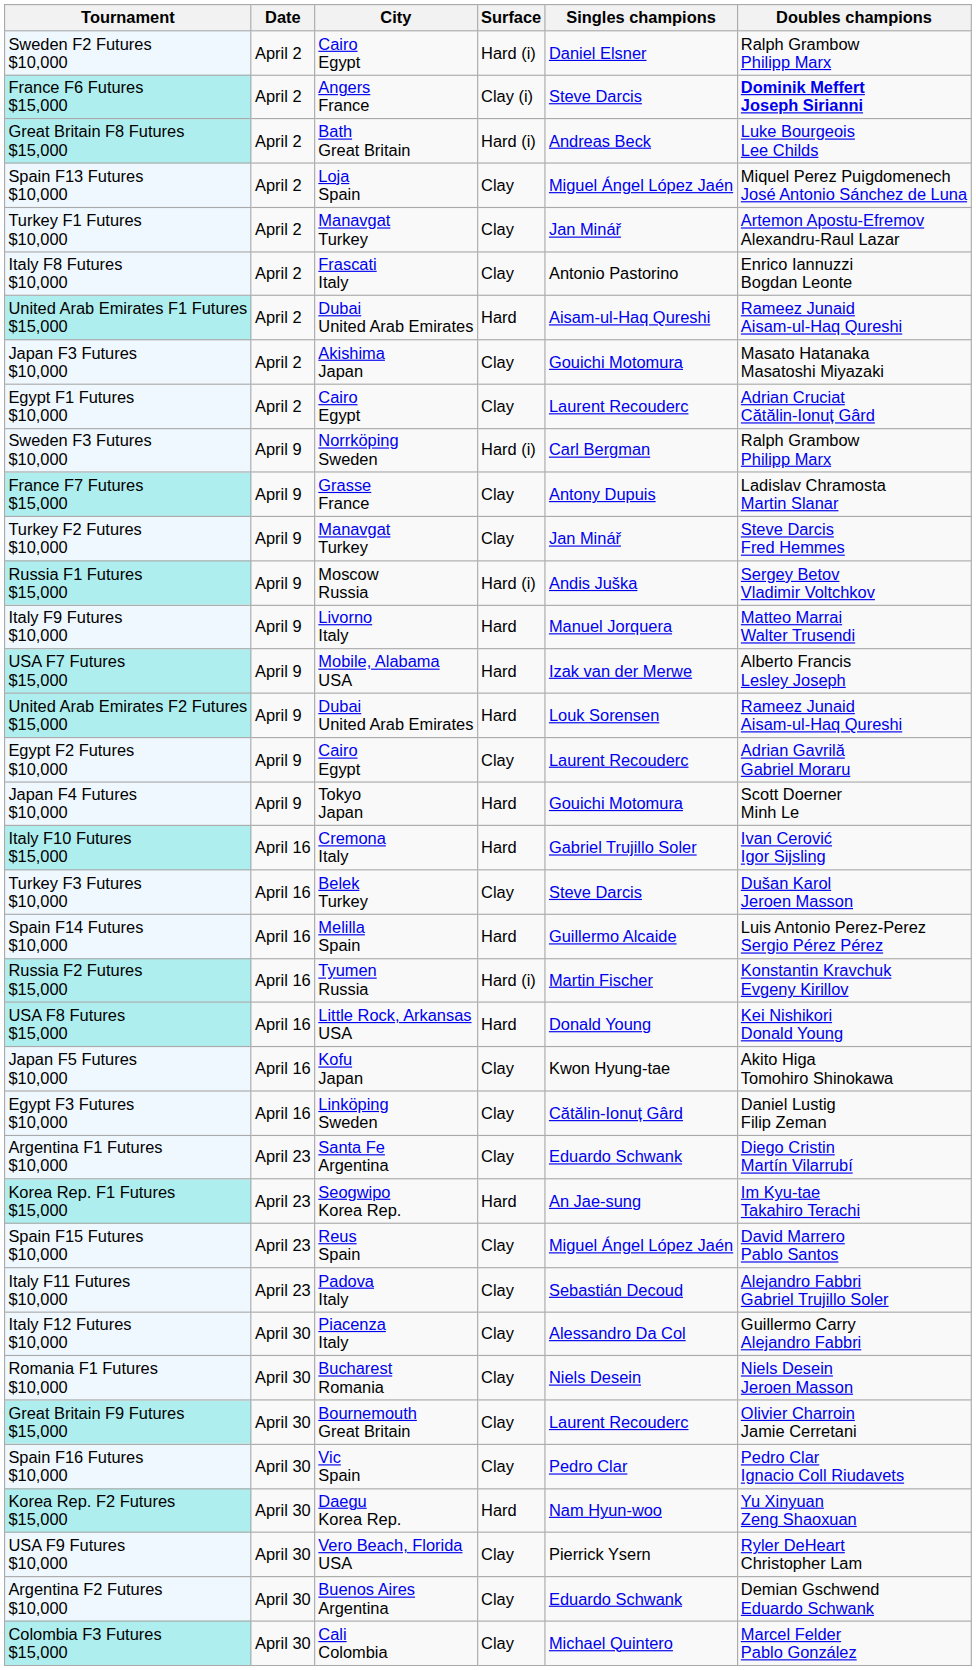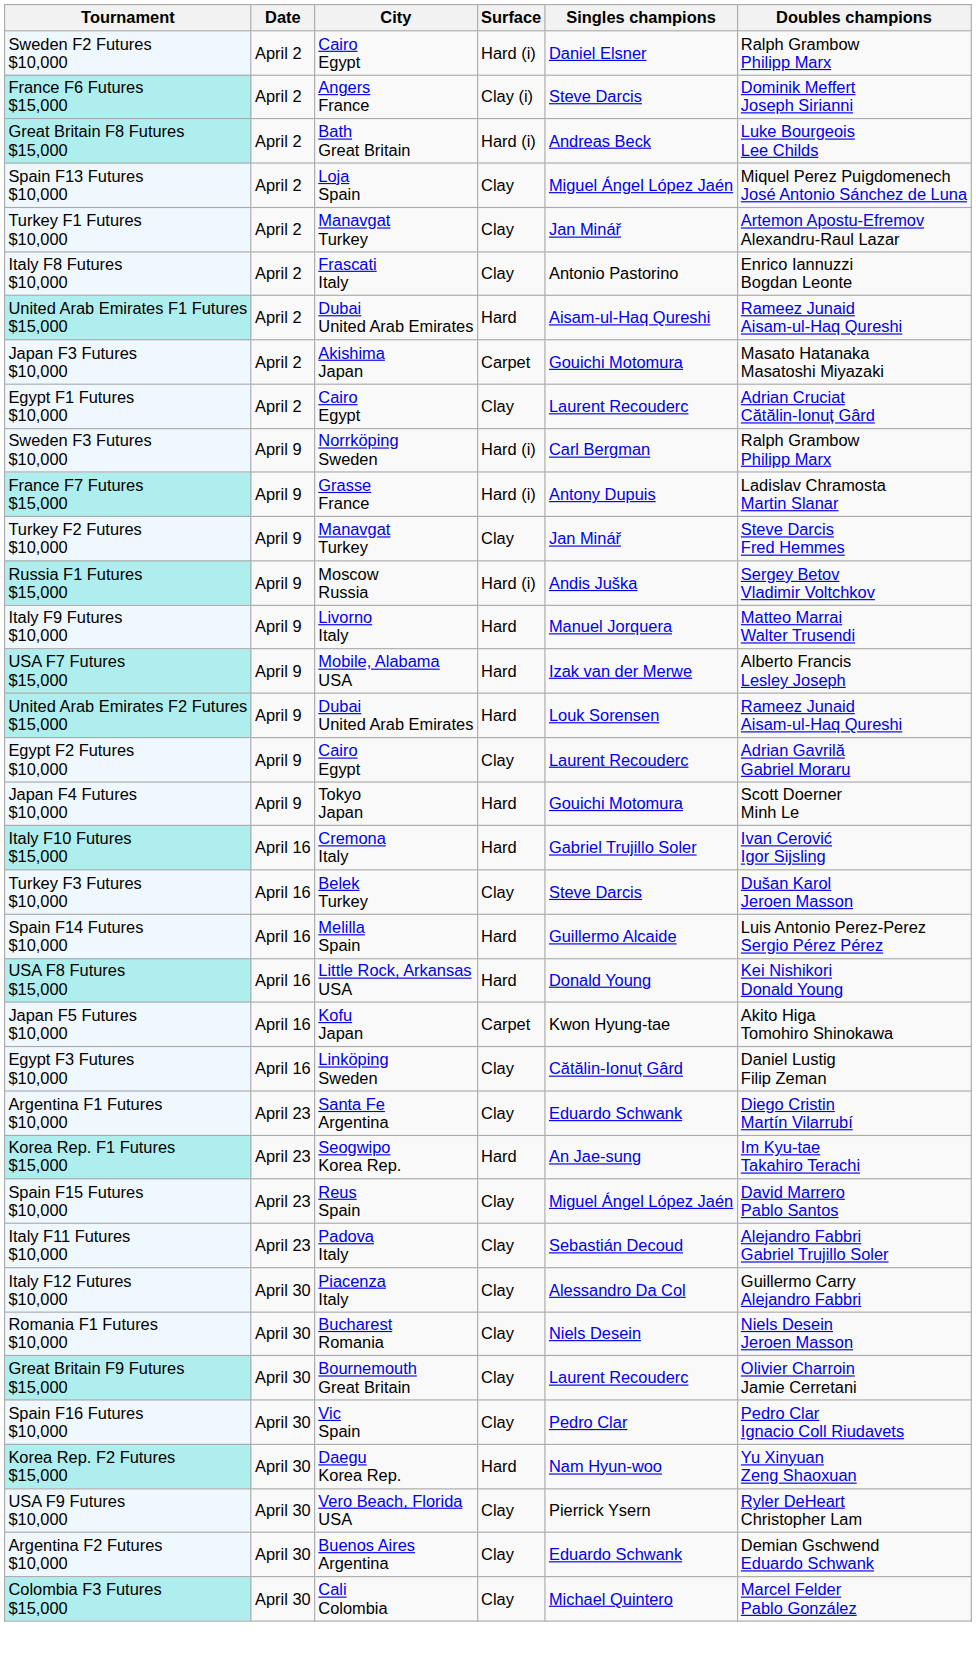(803, 97) bold -> (798, 97) normal
(497, 362) Clay -> (506, 362) Carpet
(497, 495) Clay -> (508, 495) Hard (i)
- row: (75, 981)
(497, 1069) Clay -> (506, 1025) Carpet
